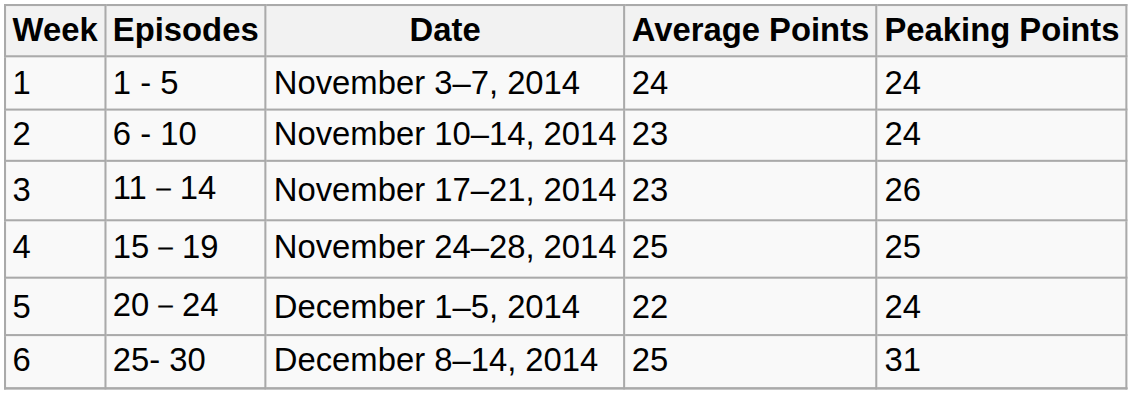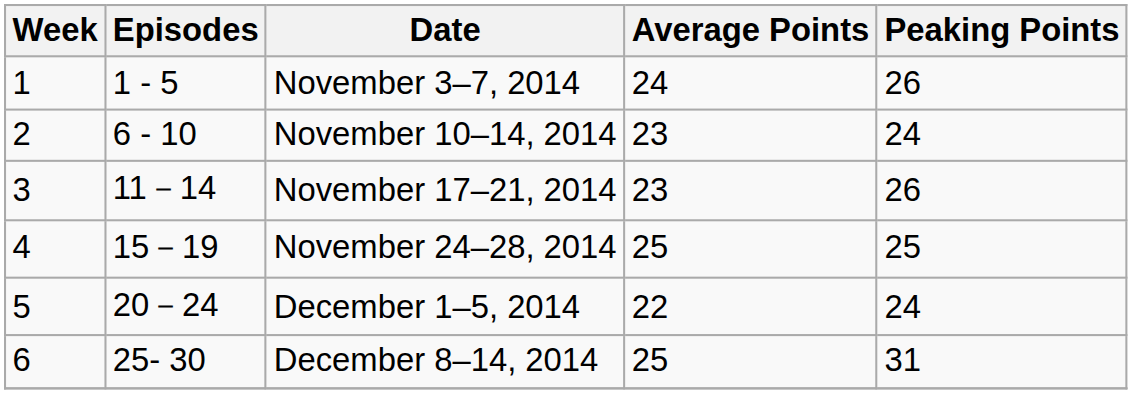(903, 82) 24 -> (903, 82) 26
